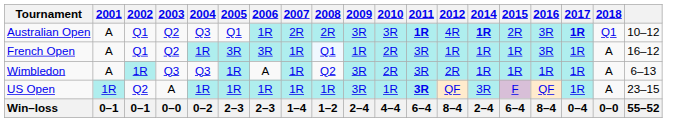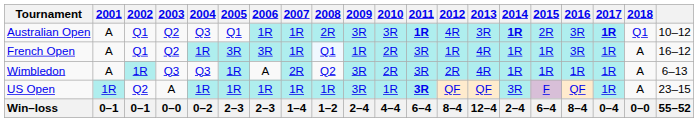+ column: (484, 13)
(297, 32) 2R -> (297, 32) 1R
(297, 70) 1R -> (297, 70) 2R
